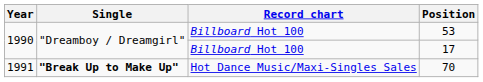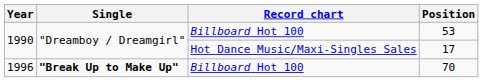(247, 49) Billboard Hot 100 -> (304, 49) Hot Dance Music/Maxi-Singles Sales
(20, 67) 1991 -> (20, 67) 1996
(304, 67) Hot Dance Music/Maxi-Singles Sales -> (247, 67) Billboard Hot 100
